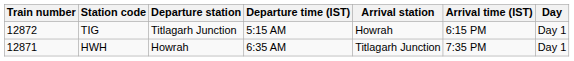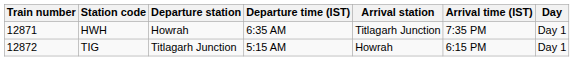rows swapped: (94, 47) <-> (90, 30)
